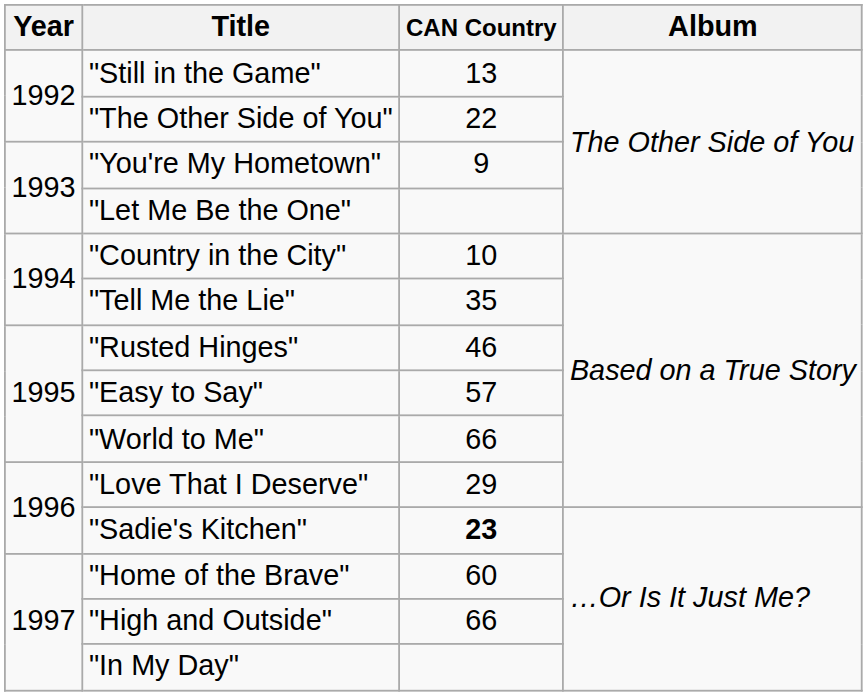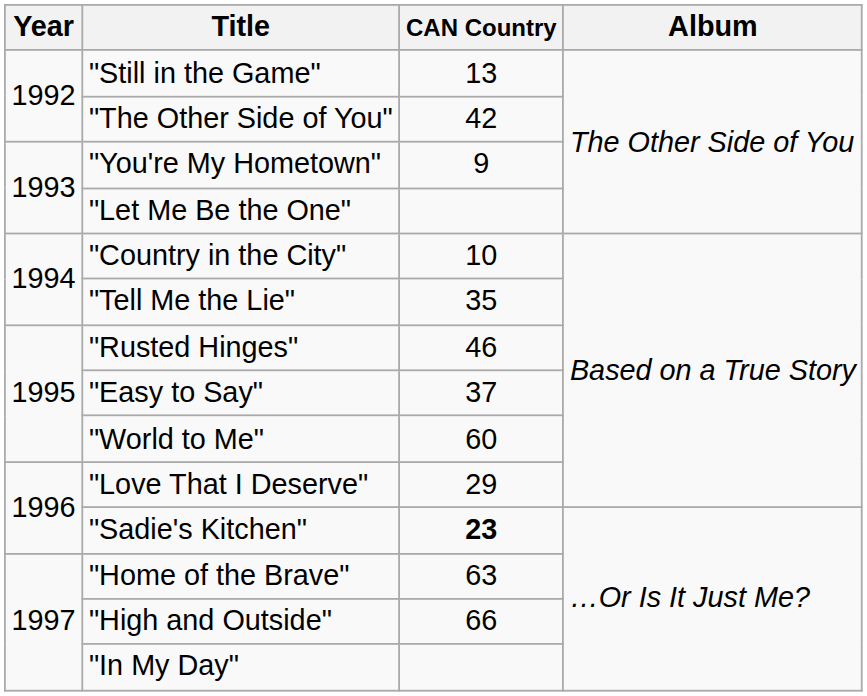(481, 118) 22 -> (481, 118) 42
(481, 392) 57 -> (481, 392) 37
(481, 438) 66 -> (481, 438) 60
(481, 575) 60 -> (481, 575) 63
